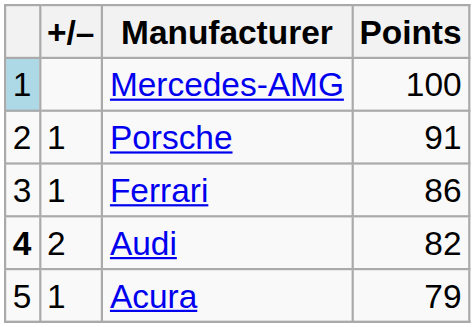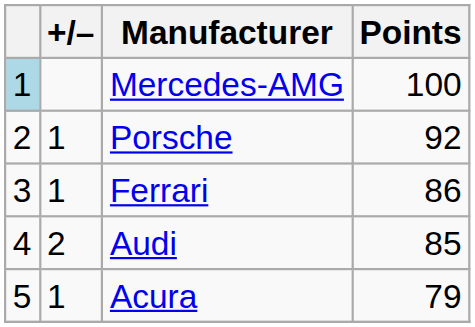(443, 138) 91 -> (443, 138) 92
(22, 244) bold -> (22, 244) normal
(443, 244) 82 -> (443, 244) 85
